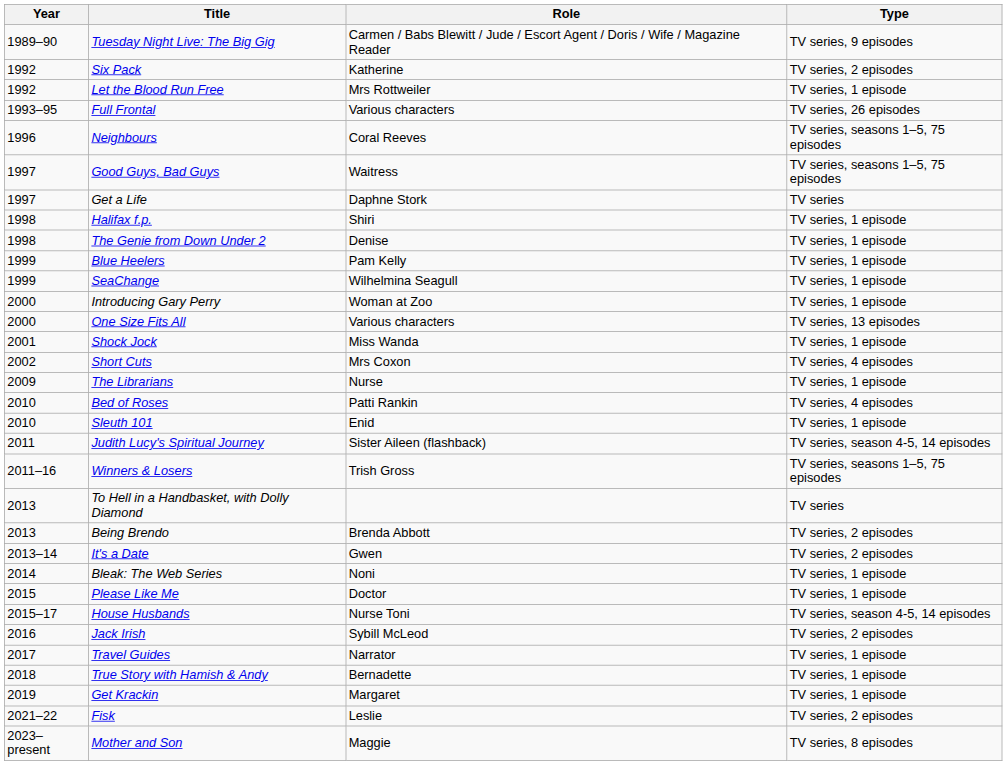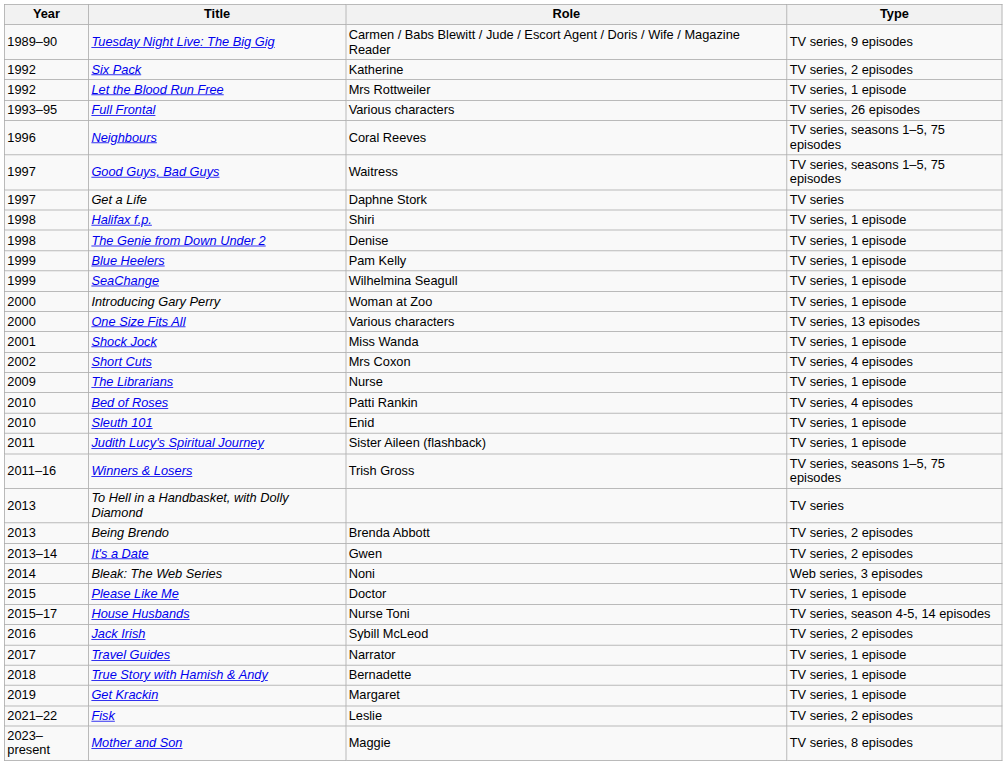(890, 443) TV series, season 4-5, 14 episodes -> (848, 443) TV series, 1 episode
(848, 573) TV series, 1 episode -> (856, 573) Web series, 3 episodes
